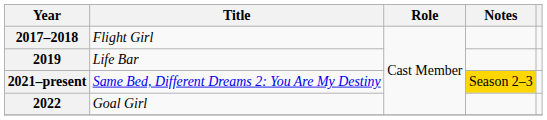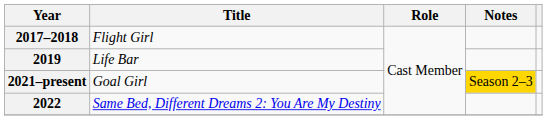(237, 81) Same Bed, Different Dreams 2: You Are My Destiny -> (120, 81) Goal Girl
(120, 103) Goal Girl -> (237, 103) Same Bed, Different Dreams 2: You Are My Destiny
